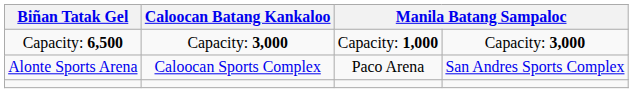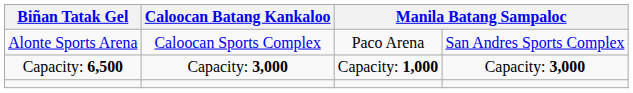rows swapped: (73, 67) <-> (73, 42)
